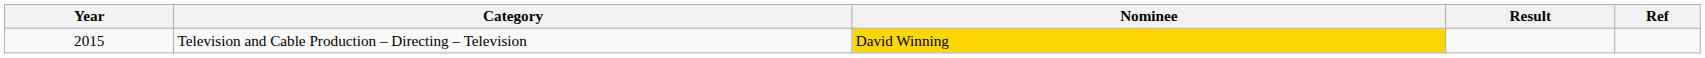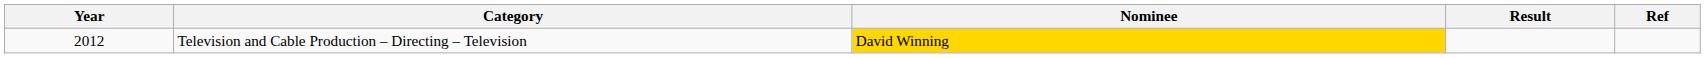(89, 40) 2015 -> (89, 40) 2012
